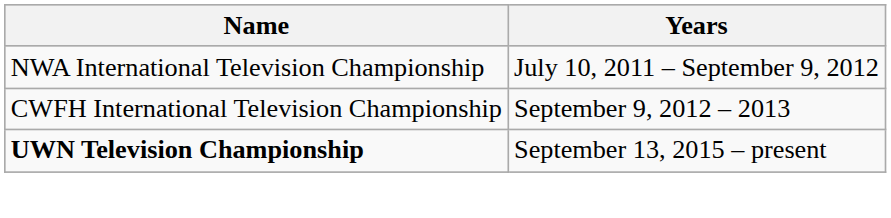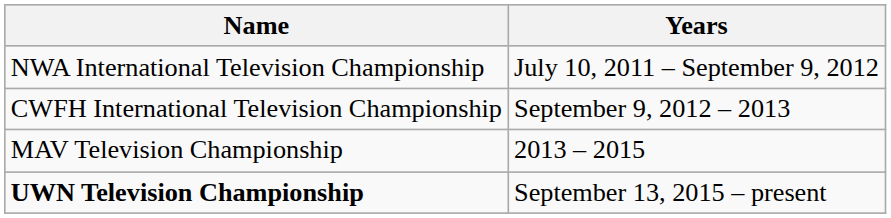+ row: (177, 150)
